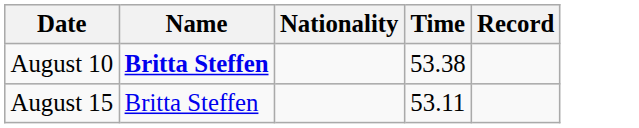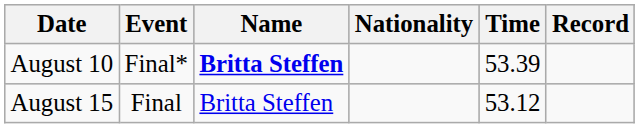+ column: (156, 24)
(438, 63) 53.38 -> (513, 63) 53.39
(438, 102) 53.11 -> (513, 102) 53.12
